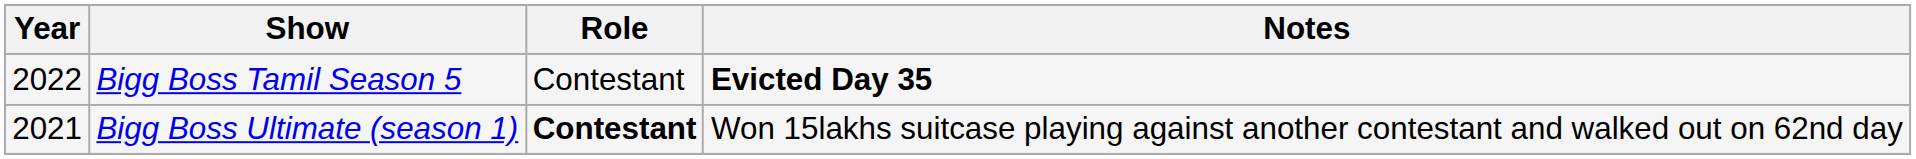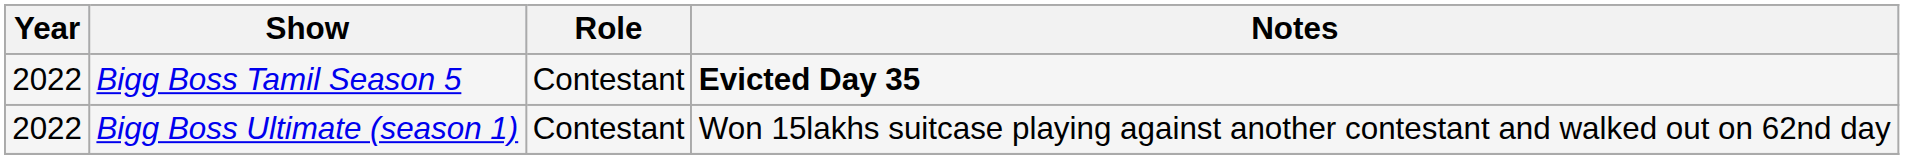(47, 128) 2021 -> (47, 128) 2022
(615, 128) bold -> (609, 128) normal
